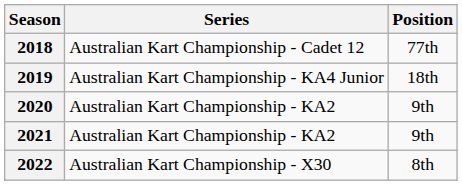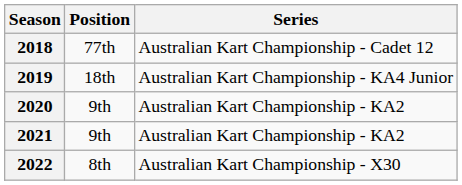columns swapped: (227, 18) <-> (423, 18)
